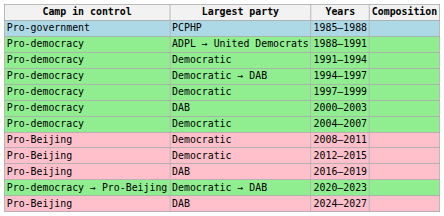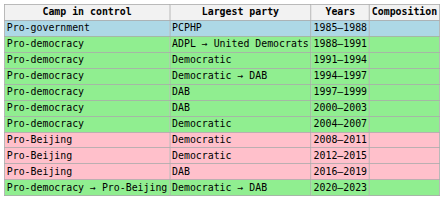(202, 92) Democratic -> (181, 92) DAB
- row: (340, 204)
